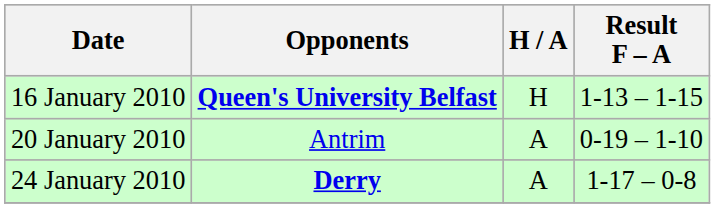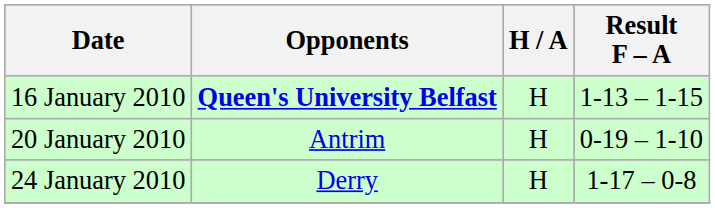(538, 138) A -> (538, 138) H
(347, 180) bold -> (347, 180) normal
(538, 180) A -> (538, 180) H
